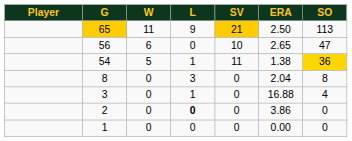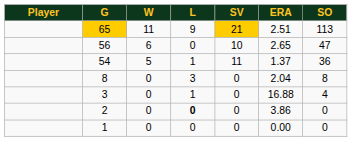(281, 29) 2.50 -> (281, 29) 2.51
(281, 62) 1.38 -> (281, 62) 1.37
(325, 62) gold background -> (325, 62) no background
